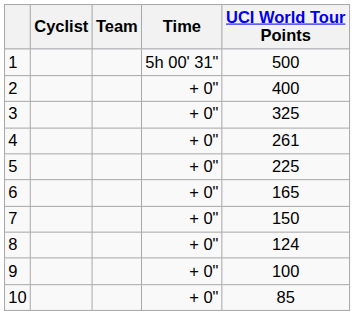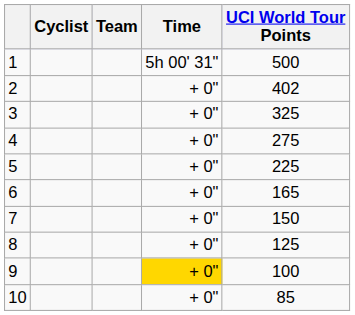(286, 88) 400 -> (286, 88) 402
(286, 140) 261 -> (286, 140) 275
(286, 245) 124 -> (286, 245) 125
(204, 271) no background -> (204, 271) gold background
